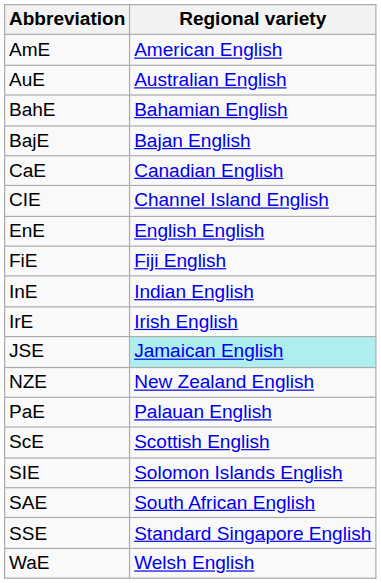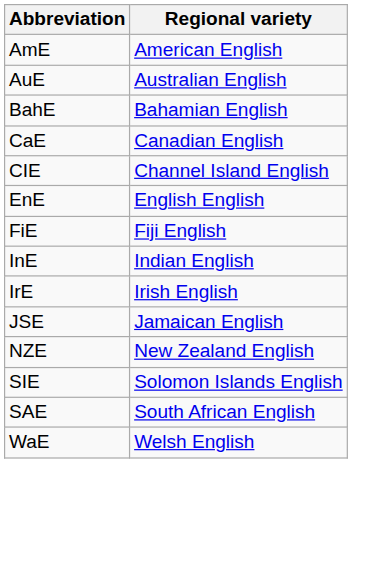- row: (29, 140)
(209, 351) paleturquoise background -> (209, 321) no background
- row: (27, 412)
- row: (26, 442)
- row: (28, 532)
